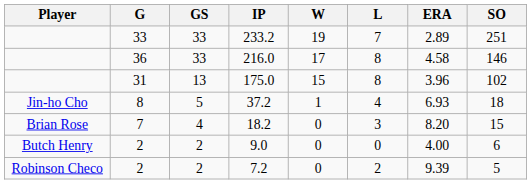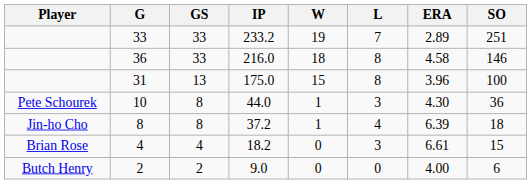(318, 59) 17 -> (318, 59) 18
(497, 80) 102 -> (497, 80) 100
+ row: (259, 102)
(199, 102) 5 -> (199, 124) 8
(437, 102) 6.93 -> (437, 124) 6.39
(140, 124) 7 -> (140, 146) 4
(437, 124) 8.20 -> (437, 146) 6.61
- row: (259, 168)
